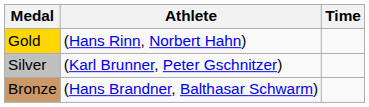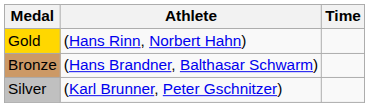rows swapped: (27, 65) <-> (32, 89)
